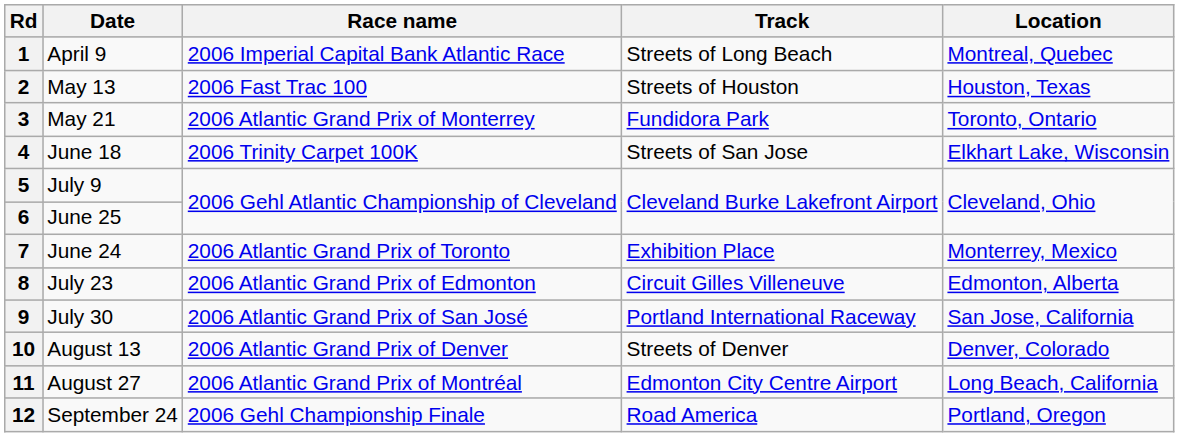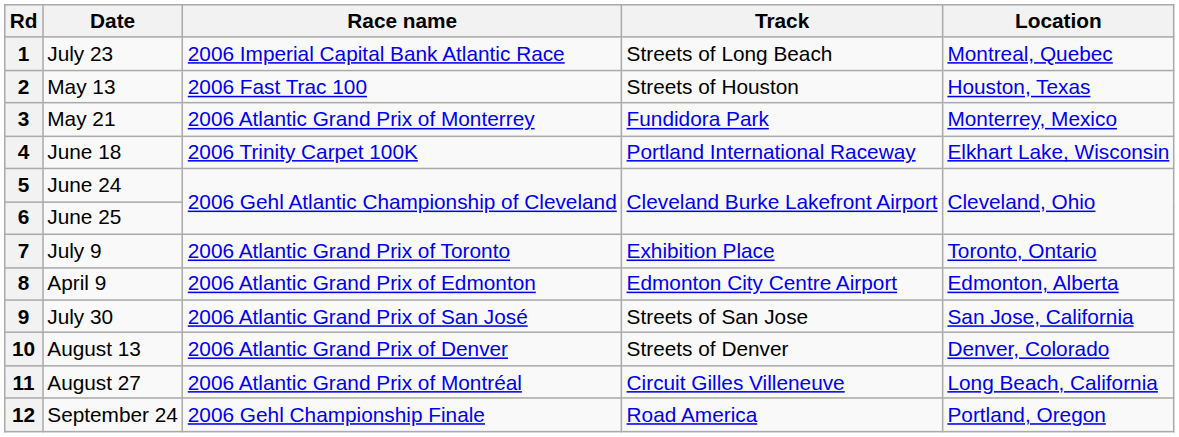(77, 54) April 9 -> (80, 54) July 23
(1022, 119) Toronto, Ontario -> (1032, 119) Monterrey, Mexico
(717, 152) Streets of San Jose -> (771, 152) Portland International Raceway
(74, 185) July 9 -> (84, 185) June 24
(84, 250) June 24 -> (74, 250) July 9
(1032, 250) Monterrey, Mexico -> (1022, 250) Toronto, Ontario
(80, 283) July 23 -> (77, 283) April 9
(736, 283) Circuit Gilles Villeneuve -> (762, 283) Edmonton City Centre Airport
(771, 316) Portland International Raceway -> (717, 316) Streets of San Jose
(762, 382) Edmonton City Centre Airport -> (736, 382) Circuit Gilles Villeneuve
